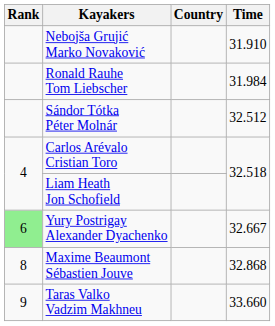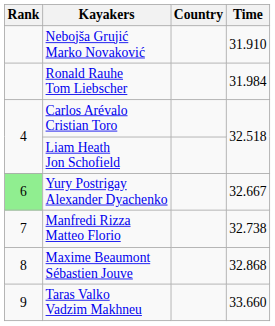- row: (82, 118)
+ row: (88, 228)
